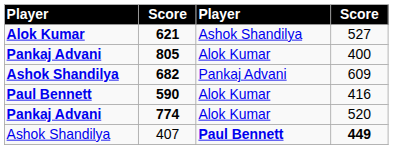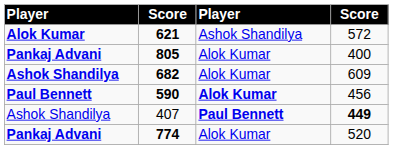(359, 34) 527 -> (359, 34) 572
(243, 74) Pankaj Advani -> (234, 74) Alok Kumar
(234, 94) normal -> (237, 94) bold
(359, 94) 416 -> (359, 94) 456
rows swapped: (168, 114) <-> (168, 134)
